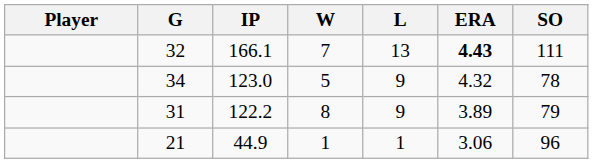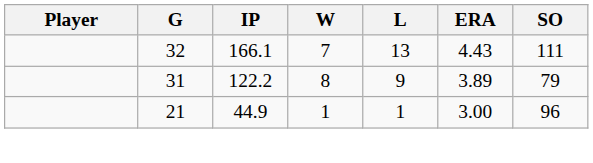(475, 50) bold -> (475, 50) normal
- row: (175, 81)
(475, 142) 3.06 -> (475, 111) 3.00
